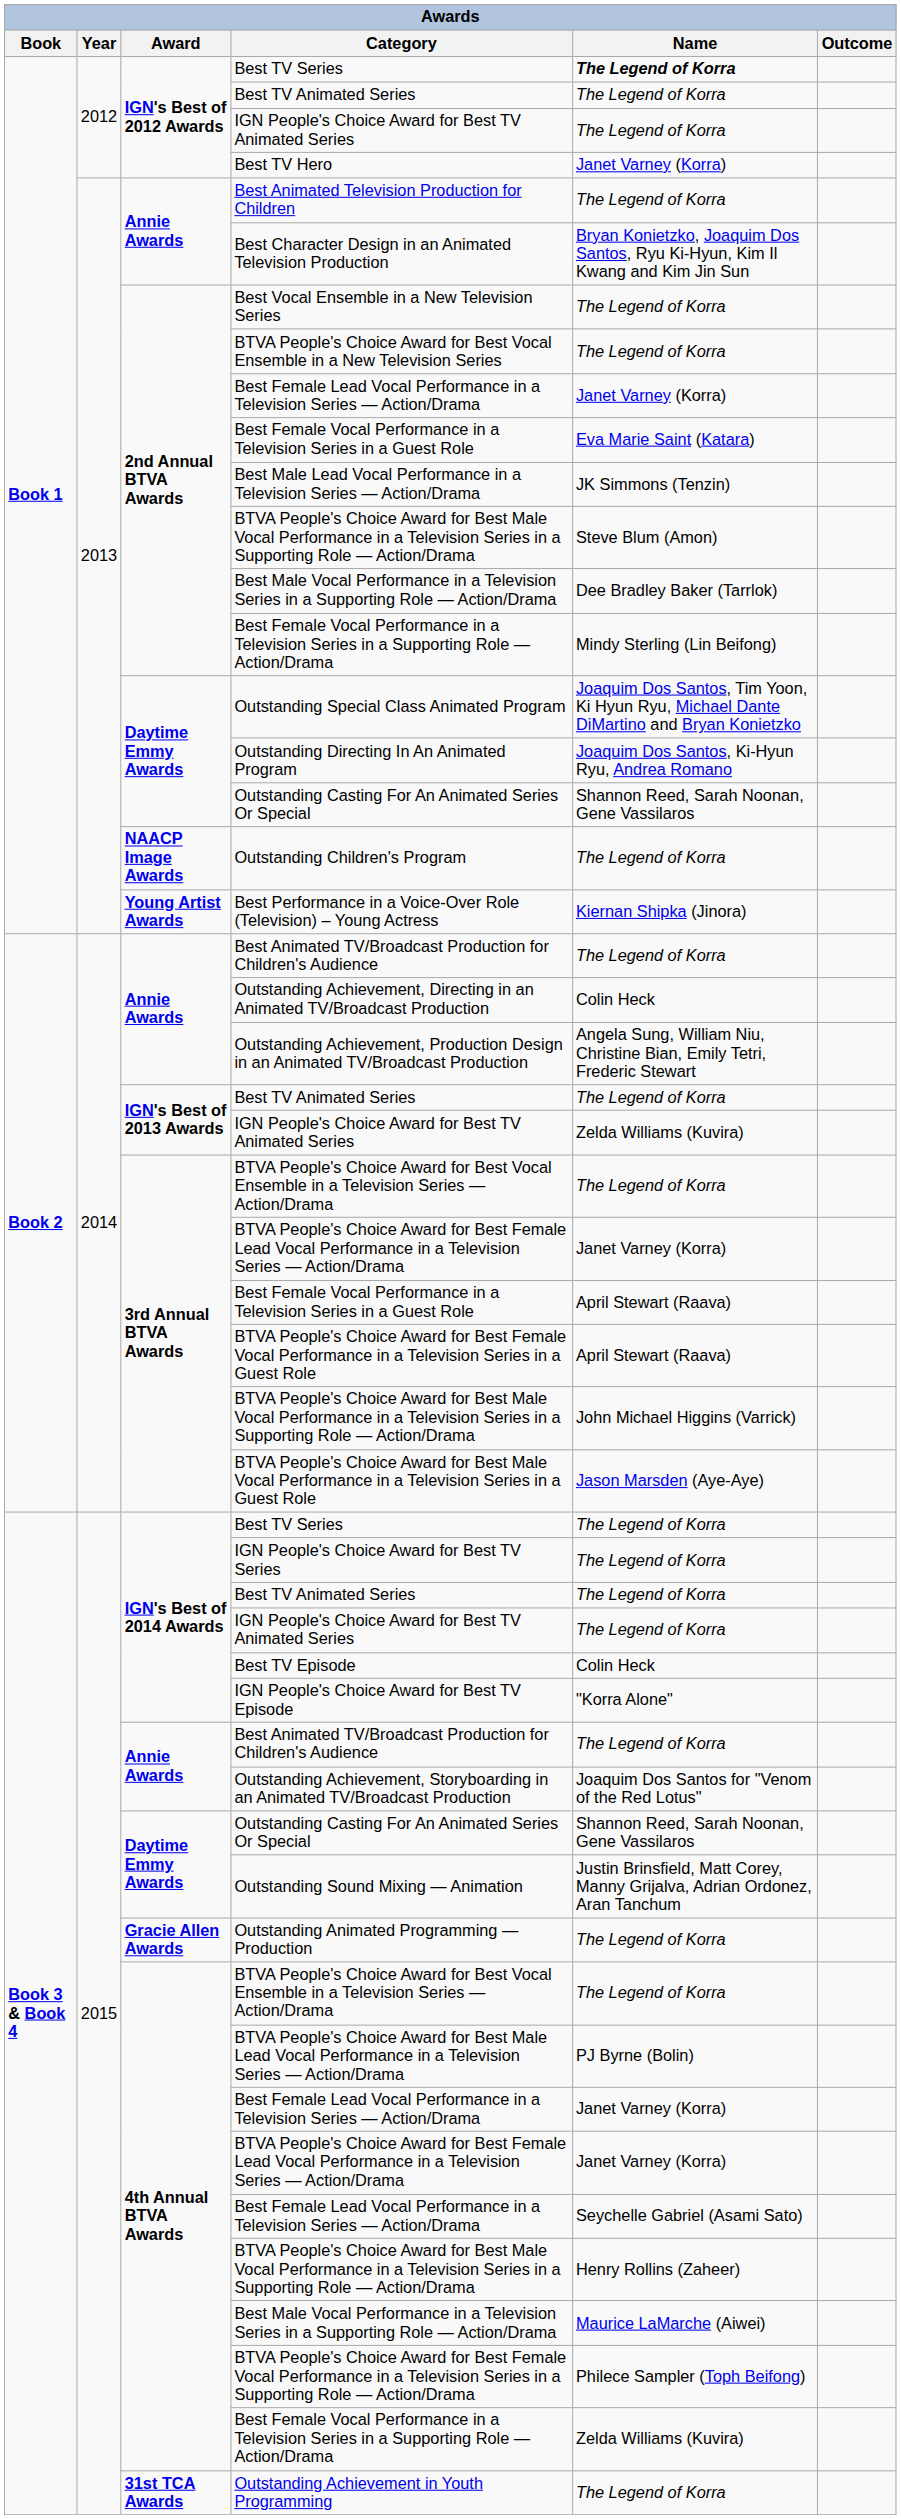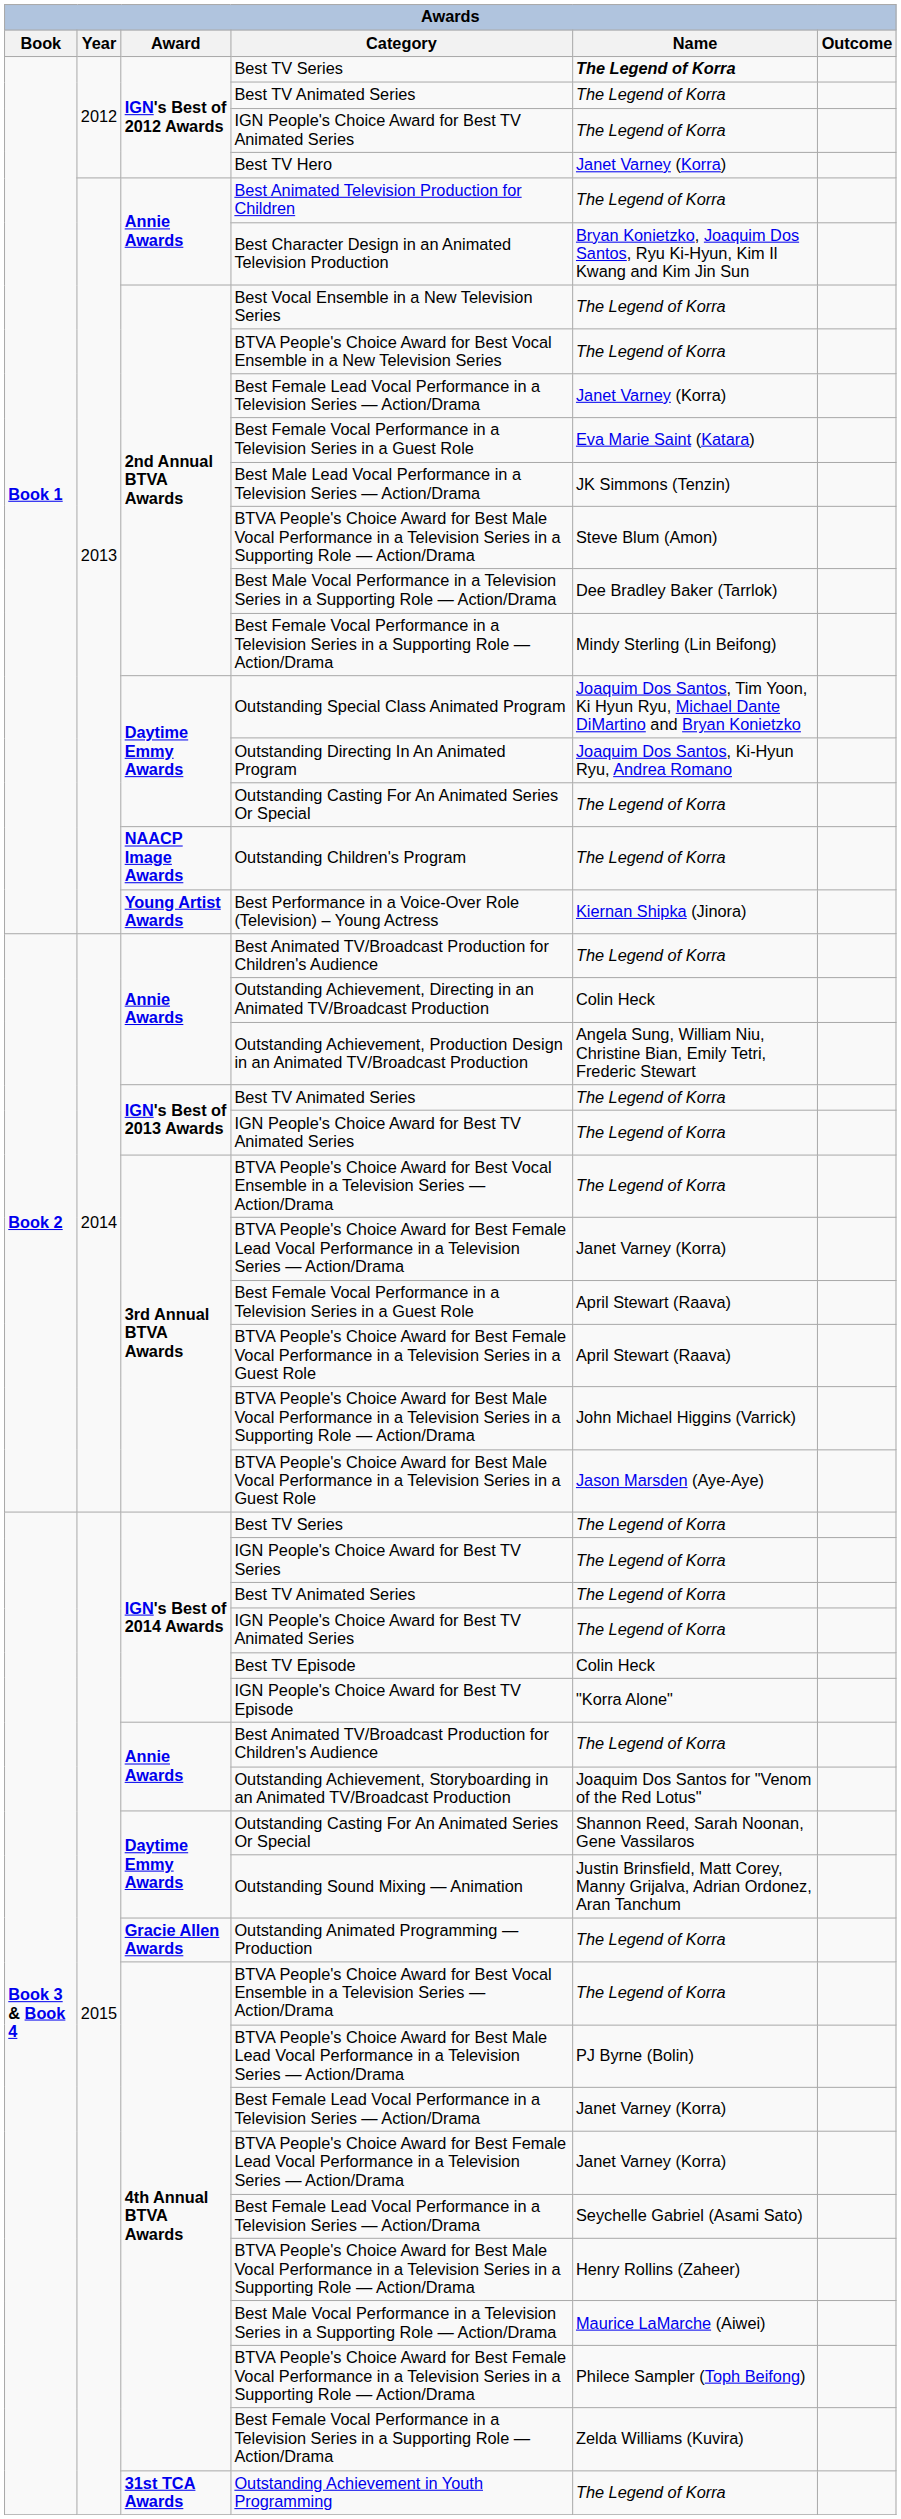(690, 804) Shannon Reed, Sarah Noonan, Gene Vassilaros -> (651, 804) The Legend of Korra
(660, 1132) Zelda Williams (Kuvira) -> (651, 1132) The Legend of Korra
